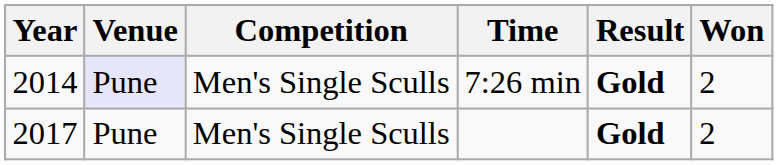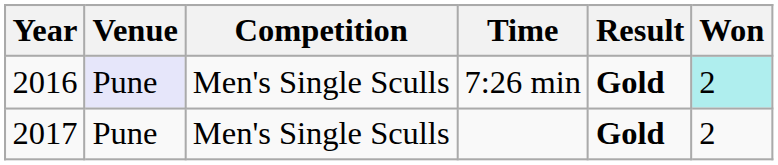(45, 81) 2014 -> (45, 81) 2016
(707, 81) no background -> (707, 81) paleturquoise background
